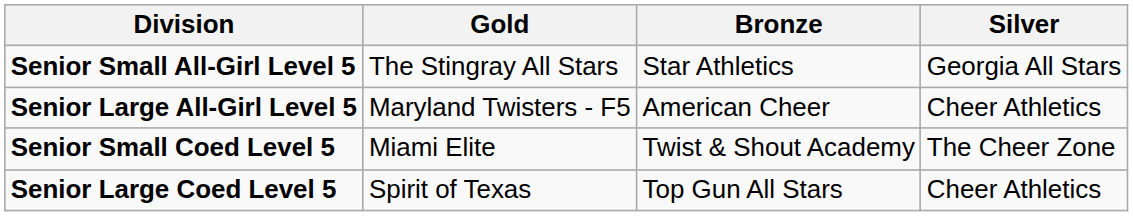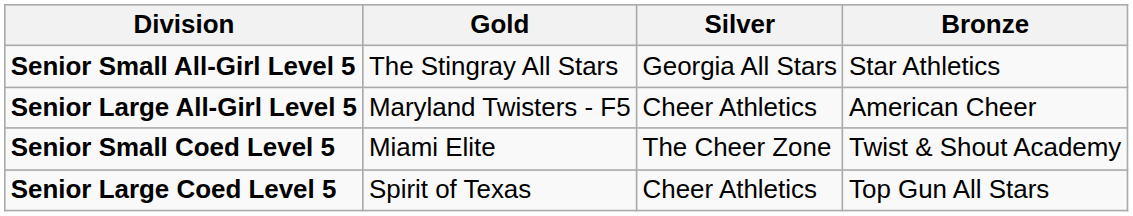columns swapped: (1024, 25) <-> (779, 25)
